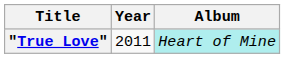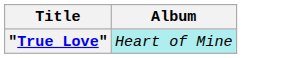- column: (133, 17)
